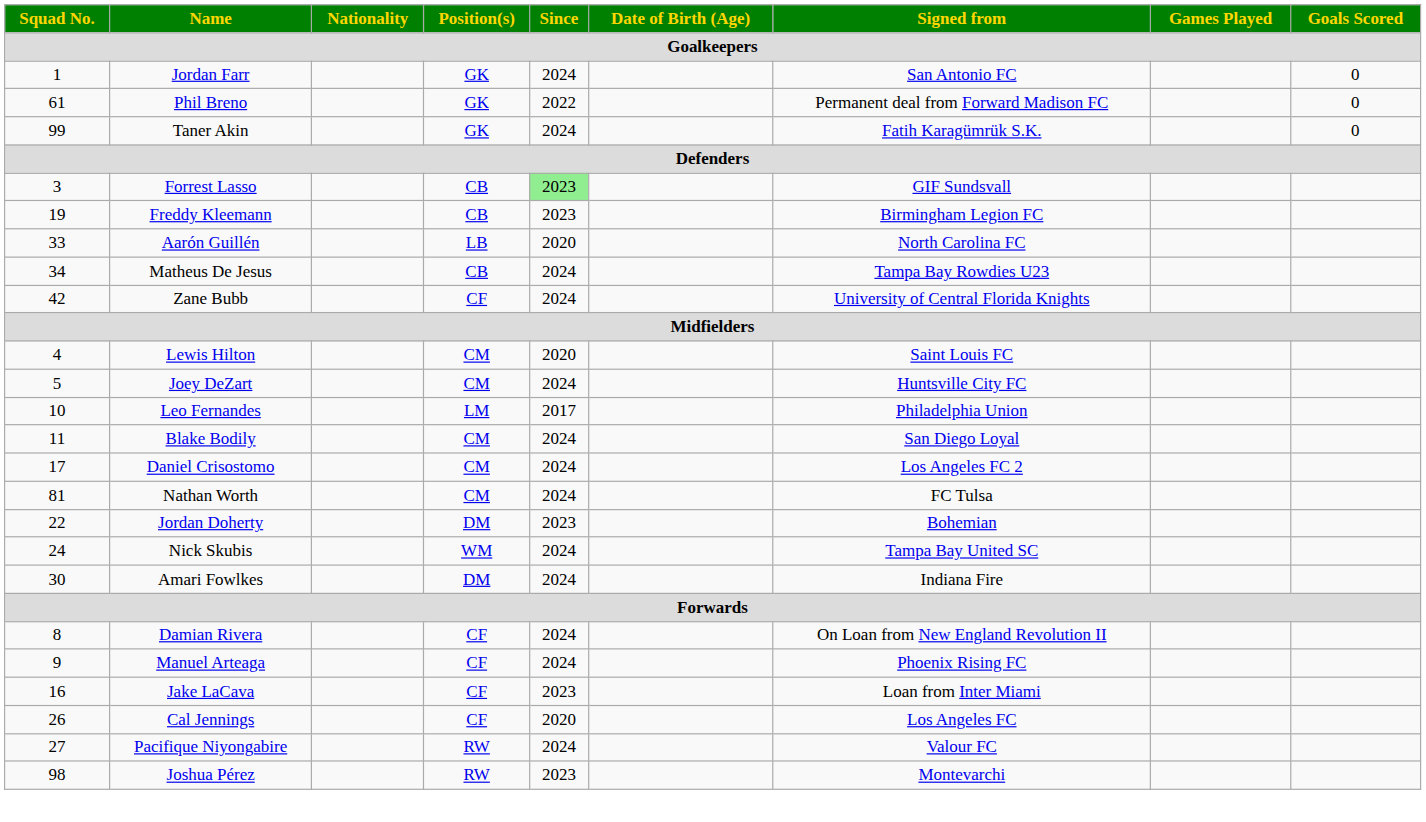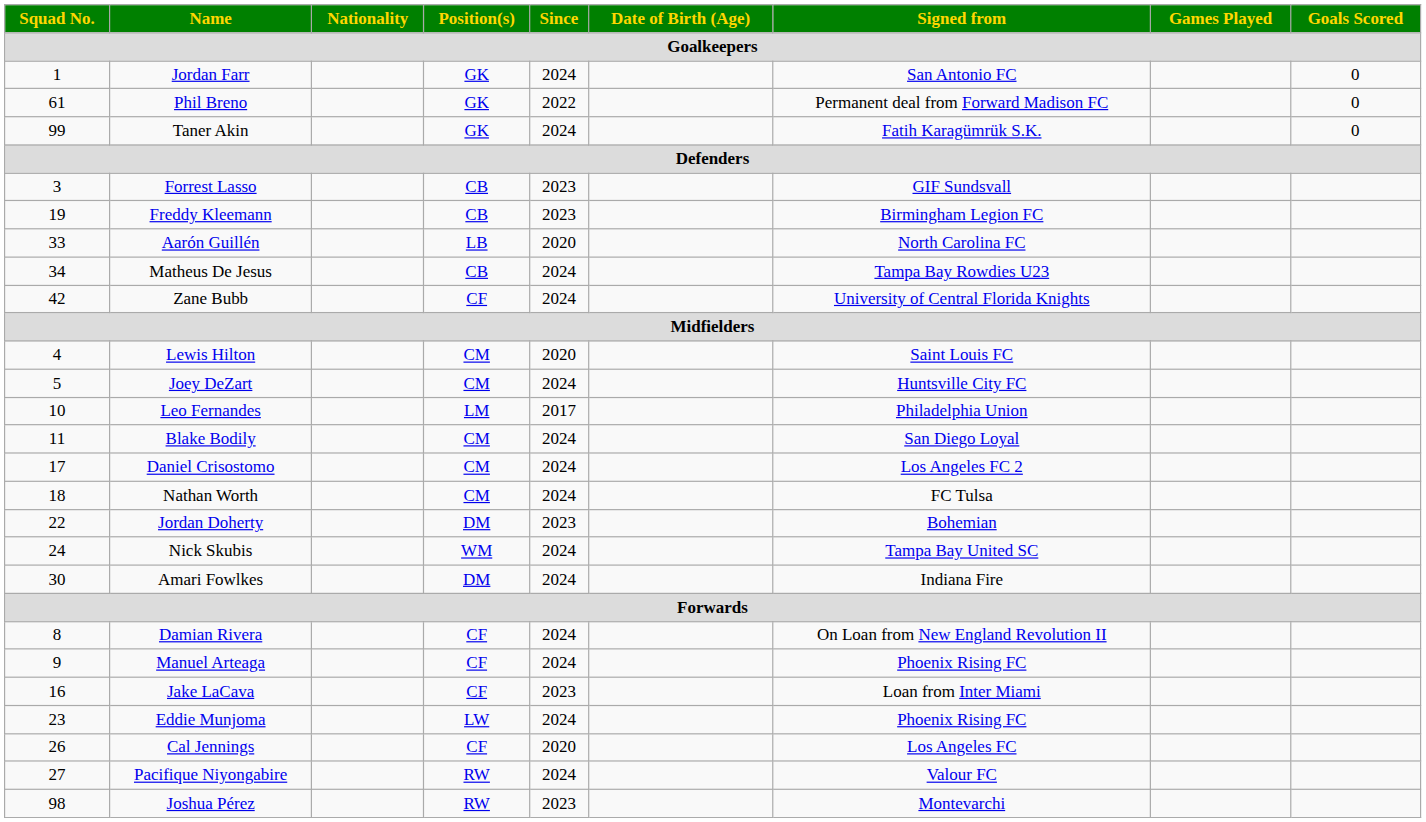(559, 187) lightgreen background -> (559, 187) no background
(57, 495) 81 -> (57, 495) 18
+ row: (211, 719)
